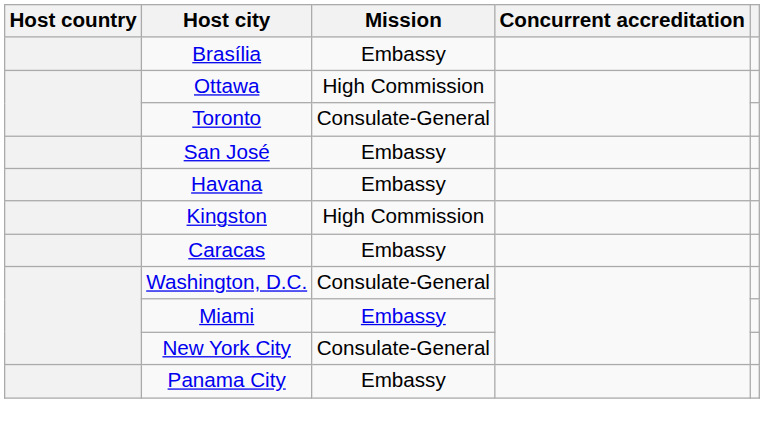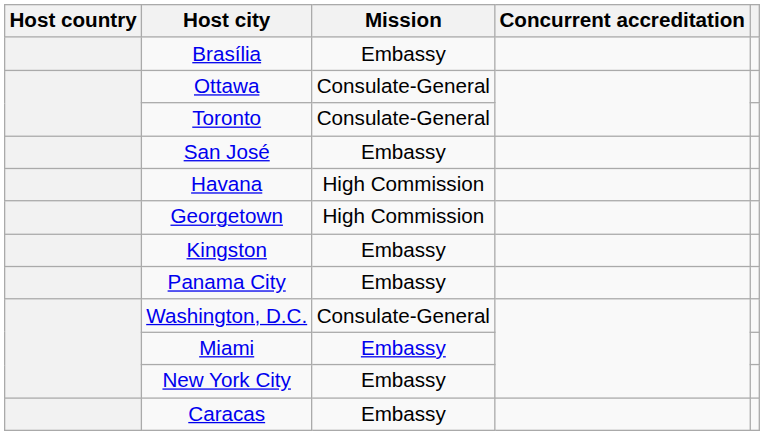(403, 86) High Commission -> (403, 86) Consulate-General
(403, 184) Embassy -> (403, 184) High Commission
+ row: (227, 217)
(403, 217) High Commission -> (403, 250) Embassy
rows swapped: (227, 380) <-> (227, 250)
(403, 348) Consulate-General -> (403, 380) Embassy
